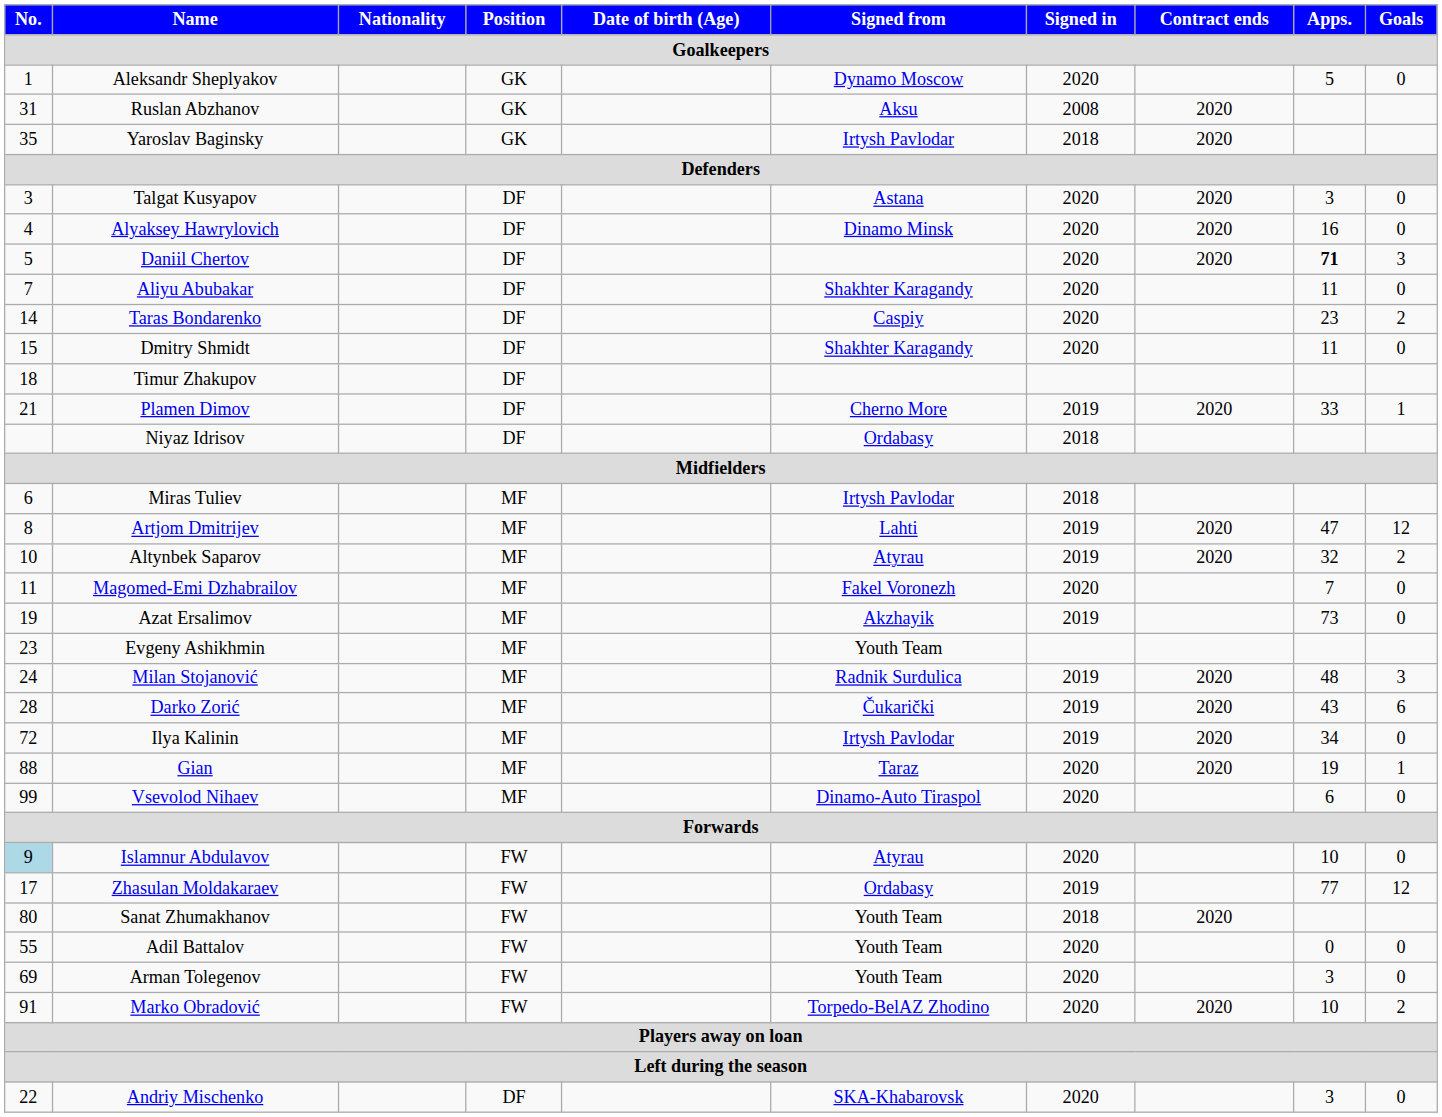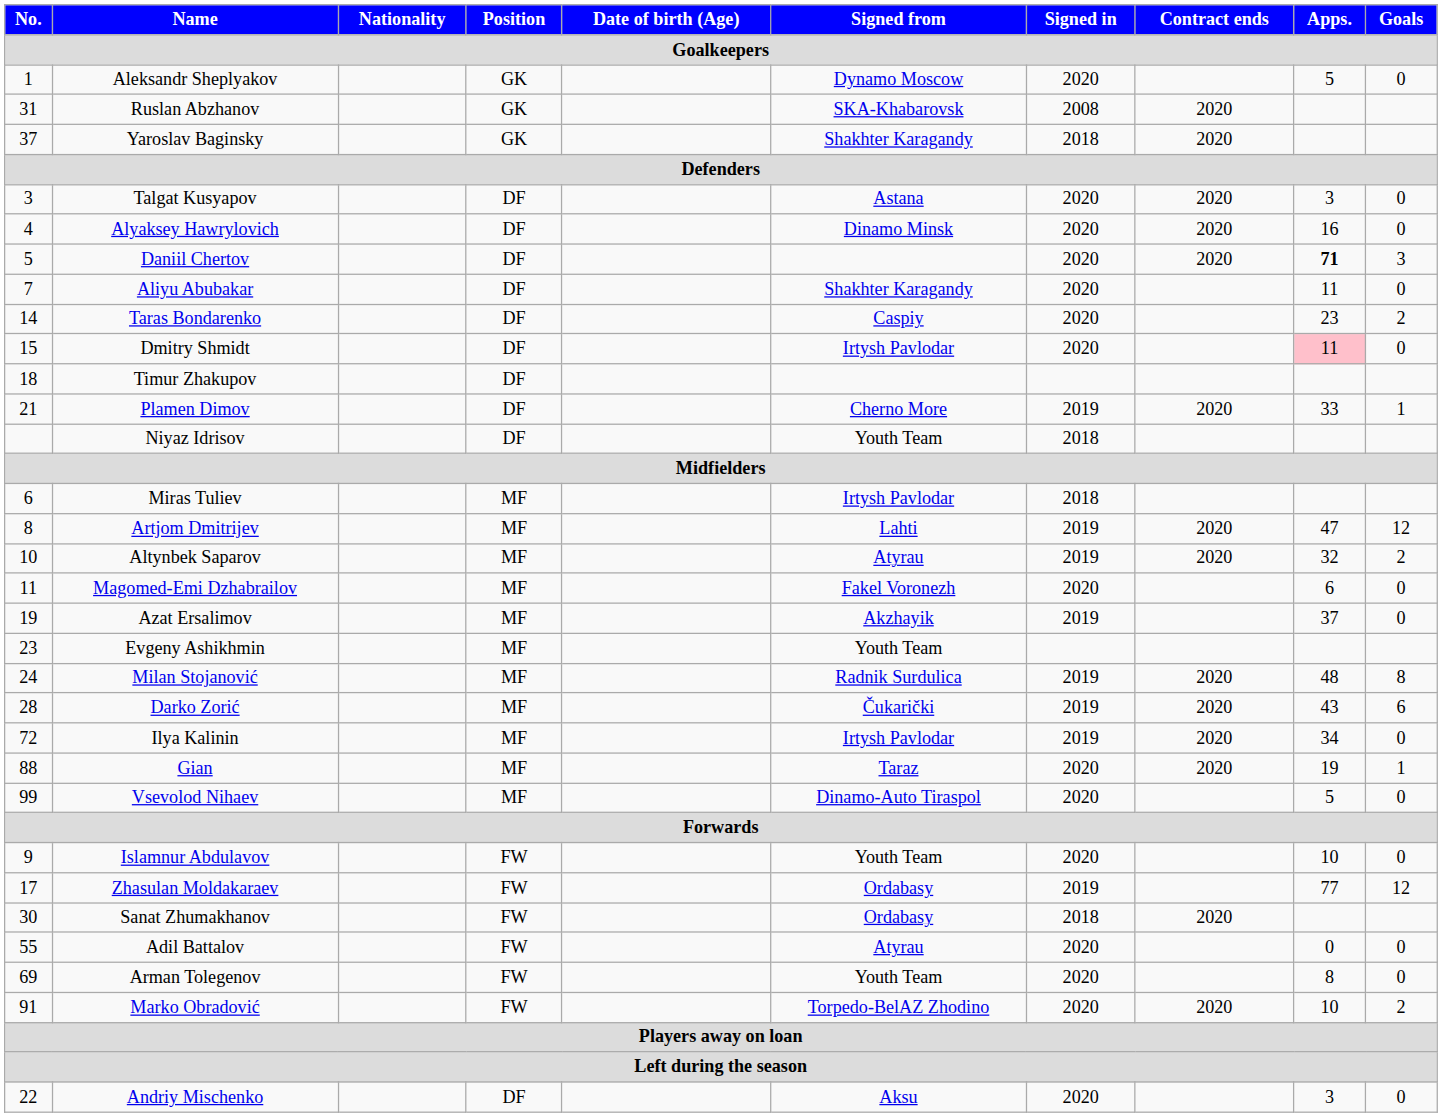(899, 109) Aksu -> (899, 109) SKA-Khabarovsk
(28, 139) 35 -> (28, 139) 37
(899, 139) Irtysh Pavlodar -> (899, 139) Shakhter Karagandy
(899, 349) Shakhter Karagandy -> (899, 349) Irtysh Pavlodar
(1330, 349) no background -> (1330, 349) pink background
(899, 438) Ordabasy -> (899, 438) Youth Team
(1330, 588) 7 -> (1330, 588) 6
(1330, 618) 73 -> (1330, 618) 37
(1401, 678) 3 -> (1401, 678) 8
(1330, 797) 6 -> (1330, 797) 5
(28, 857) lightblue background -> (28, 857) no background
(899, 857) Atyrau -> (899, 857) Youth Team
(28, 917) 80 -> (28, 917) 30
(899, 917) Youth Team -> (899, 917) Ordabasy
(899, 947) Youth Team -> (899, 947) Atyrau
(1330, 977) 3 -> (1330, 977) 8
(899, 1097) SKA-Khabarovsk -> (899, 1097) Aksu
